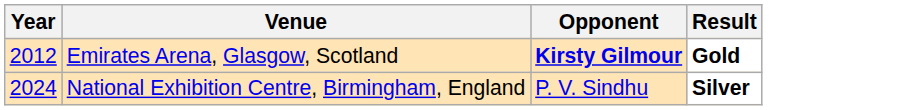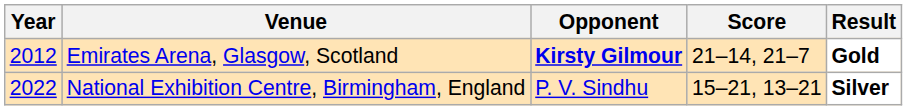+ column: (757, 22)
(33, 89) 2024 -> (33, 89) 2022
